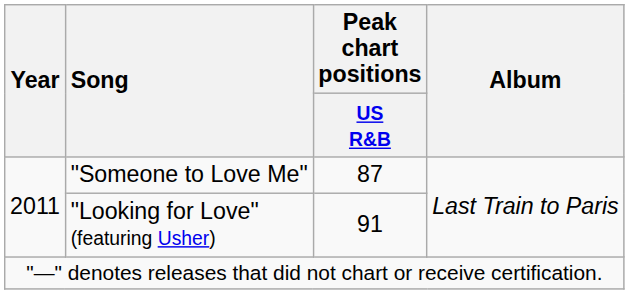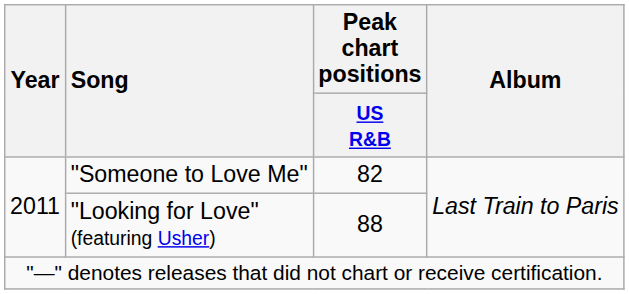(370, 174) 87 -> (370, 174) 82
(370, 224) 91 -> (370, 224) 88
